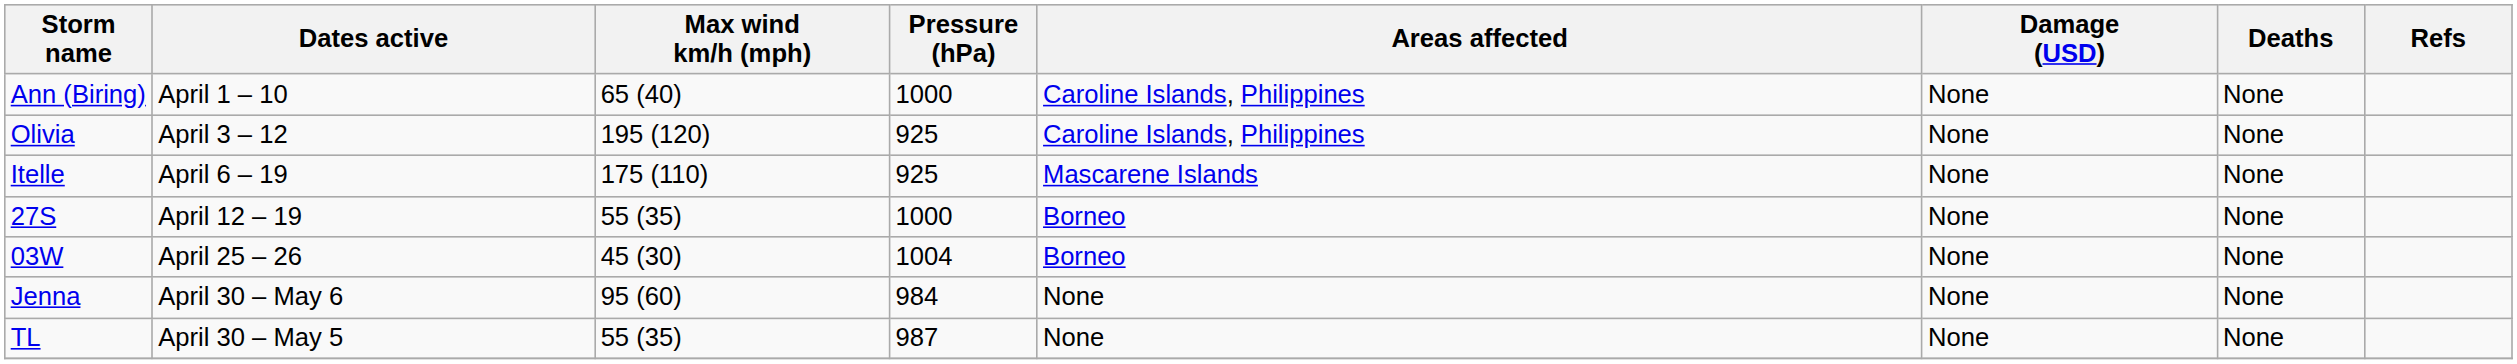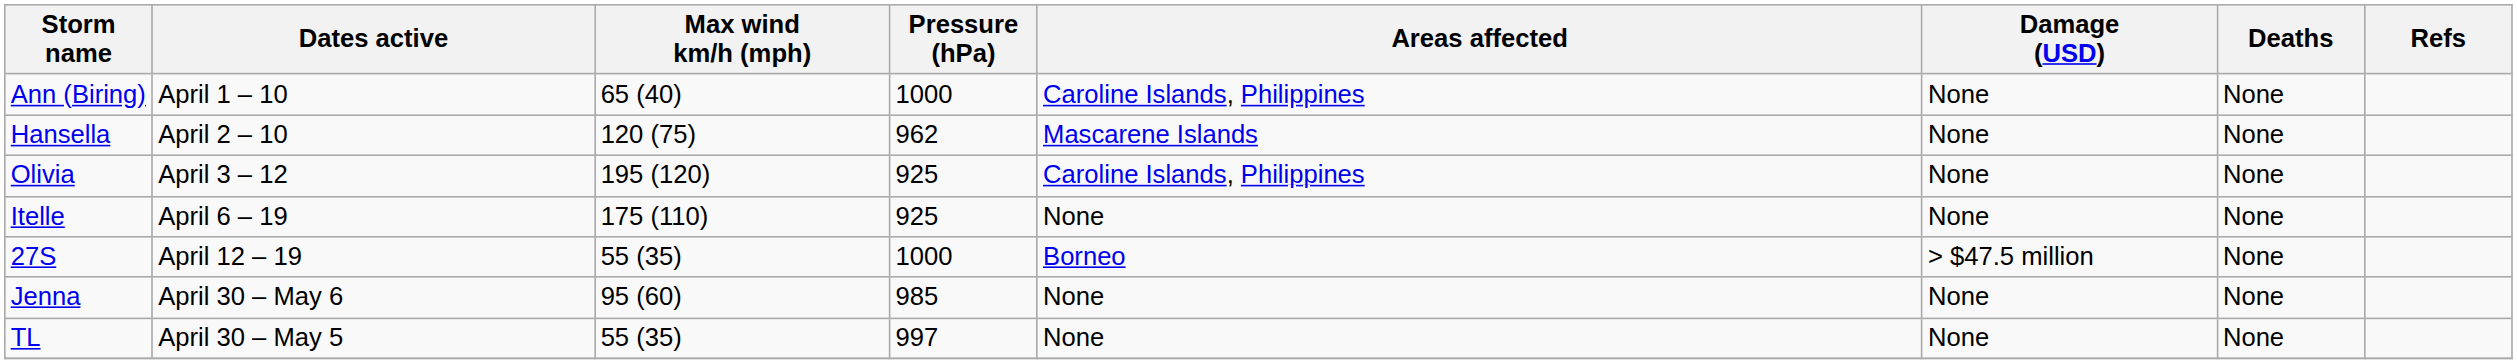+ row: (61, 134)
(1150, 175) Mascarene Islands -> (1074, 216) None
(1959, 216) None -> (2011, 256) > $47.5 million
- row: (37, 256)
(917, 297) 984 -> (917, 297) 985
(917, 337) 987 -> (917, 337) 997
